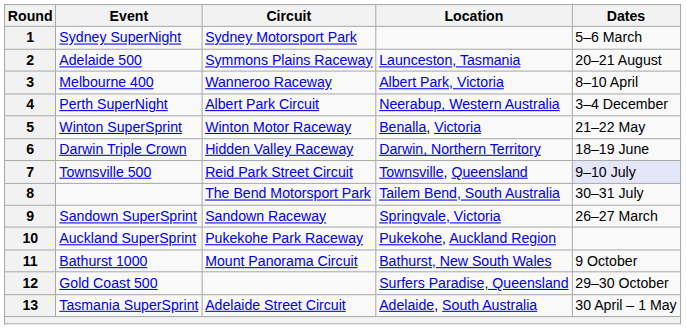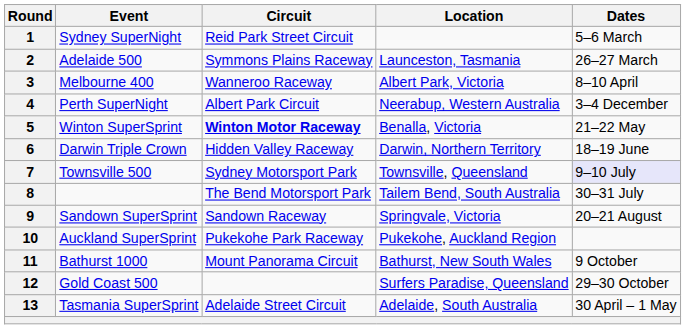(281, 38) Sydney Motorsport Park -> (279, 38) Reid Park Street Circuit
(619, 60) 20–21 August -> (617, 60) 26–27 March
(278, 127) normal -> (283, 127) bold
(279, 171) Reid Park Street Circuit -> (281, 171) Sydney Motorsport Park
(617, 216) 26–27 March -> (619, 216) 20–21 August
